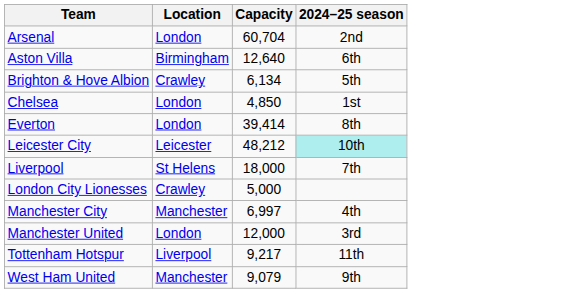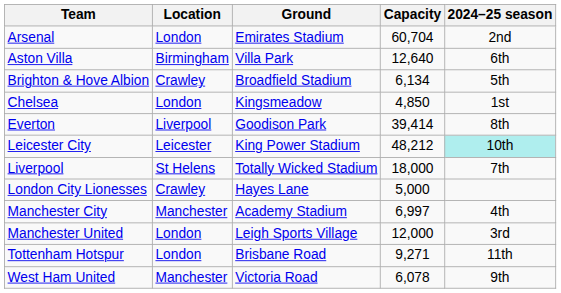+ column: (306, 15)
(178, 124) London -> (183, 124) Liverpool
(183, 255) Liverpool -> (178, 255) London
(264, 255) 9,217 -> (412, 255) 9,271
(264, 277) 9,079 -> (412, 277) 6,078
